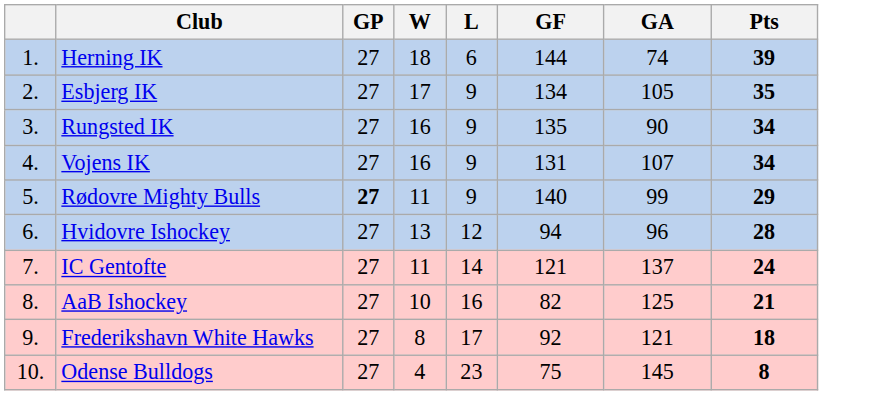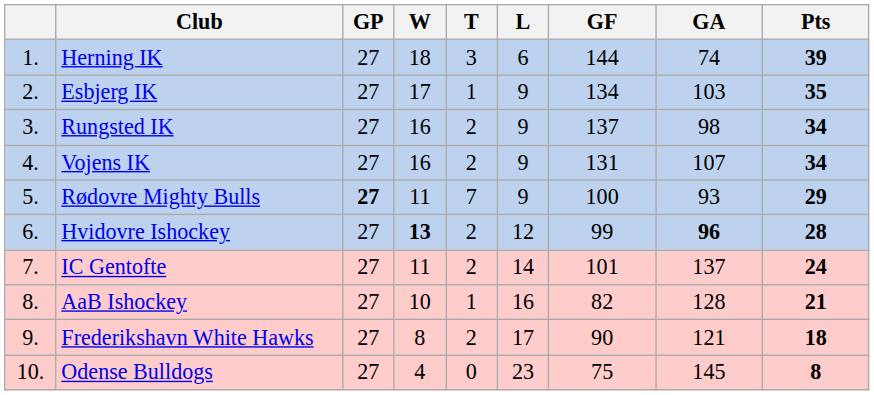+ column: (471, 22)
(657, 92) 105 -> (709, 92) 103
(551, 127) 135 -> (602, 127) 137
(657, 127) 90 -> (709, 127) 98
(551, 197) 140 -> (602, 197) 100
(657, 197) 99 -> (709, 197) 93
(420, 232) normal -> (420, 232) bold
(551, 232) 94 -> (602, 232) 99
(657, 232) normal -> (709, 232) bold
(551, 267) 121 -> (602, 267) 101
(657, 302) 125 -> (709, 302) 128
(551, 337) 92 -> (602, 337) 90
